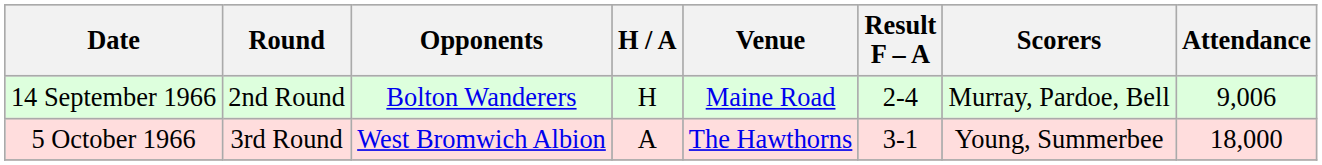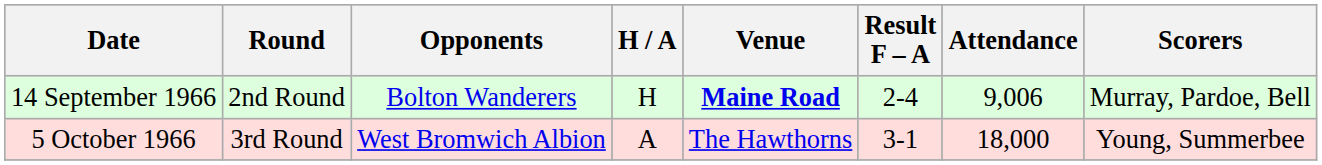columns swapped: (1059, 40) <-> (1246, 40)
(771, 97) normal -> (771, 97) bold
